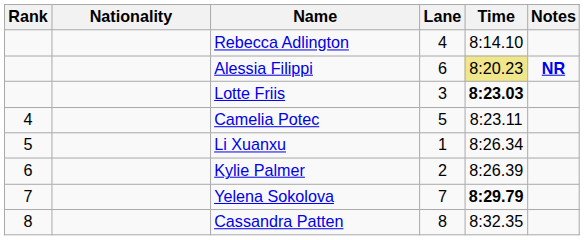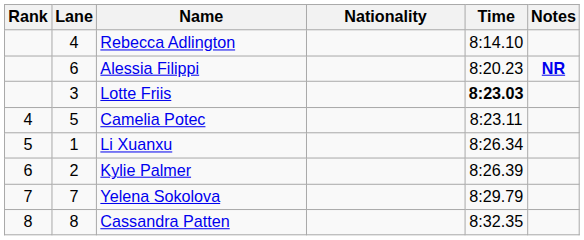columns swapped: (442, 17) <-> (131, 17)
(496, 68) khaki background -> (496, 68) no background
(496, 196) bold -> (496, 196) normal
